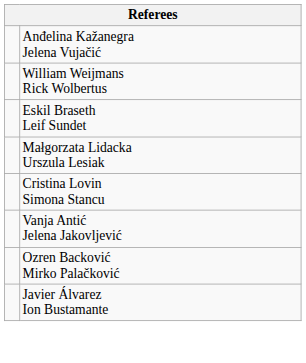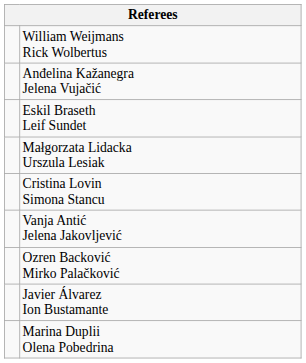rows swapped: (78, 44) <-> (73, 81)
+ row: (68, 339)
